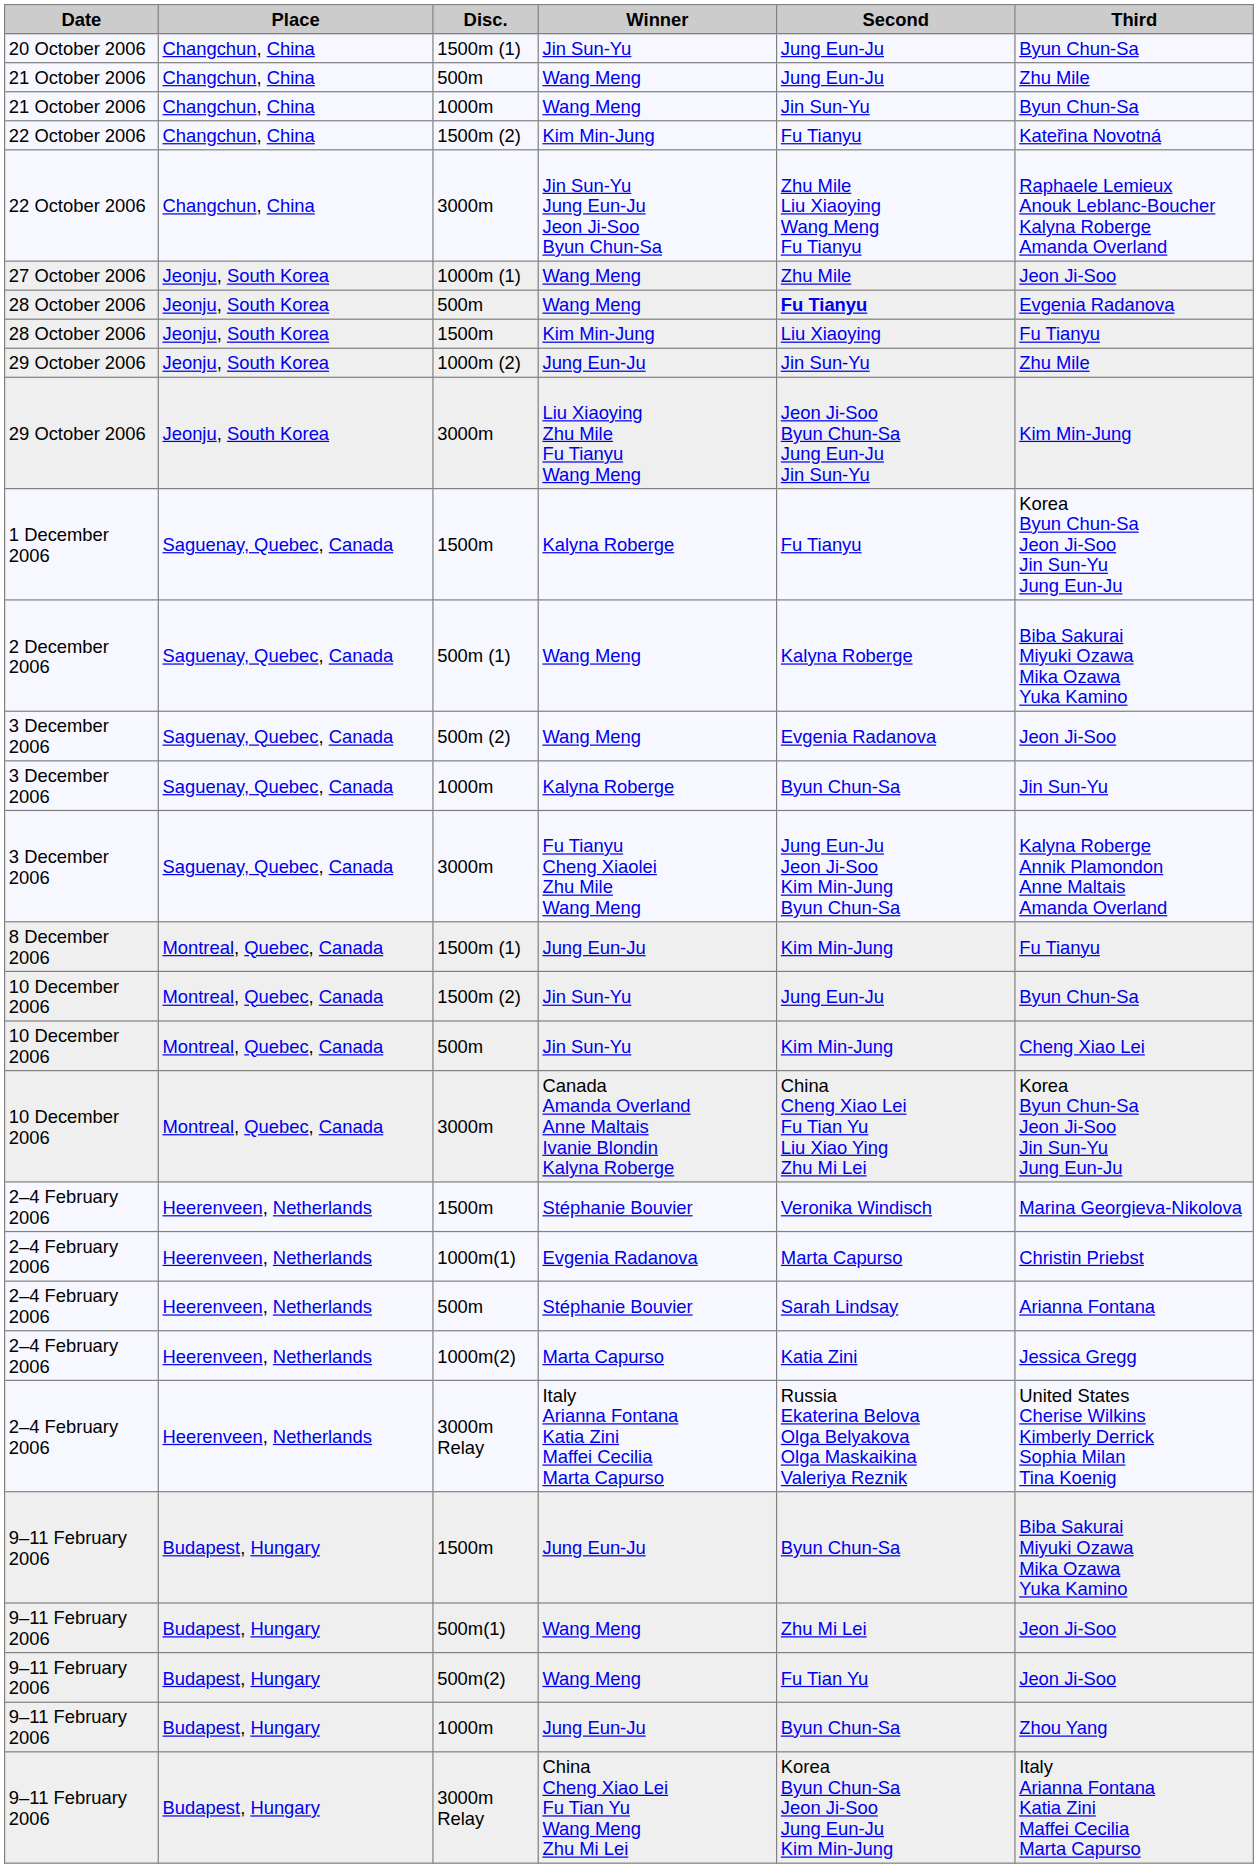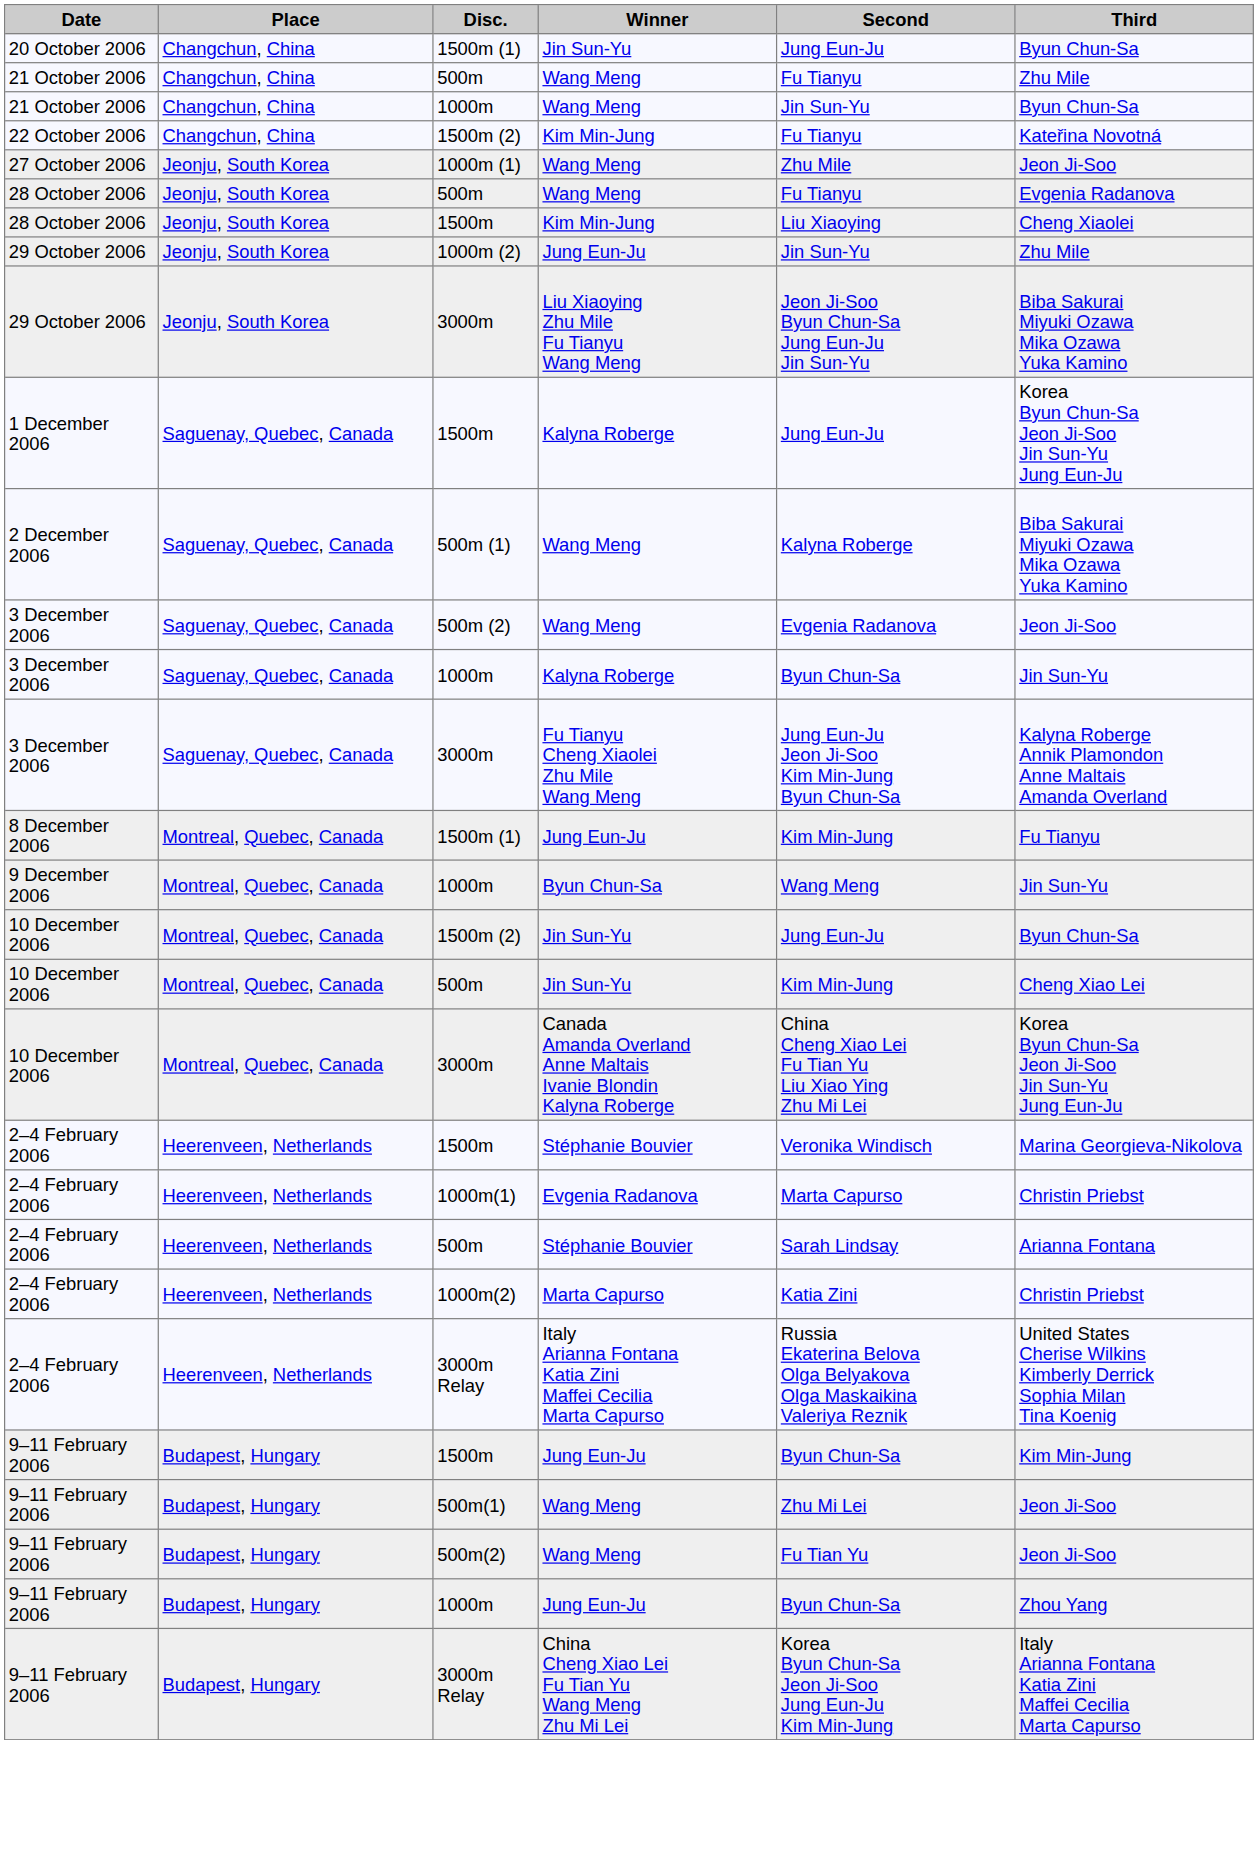(832, 77) Jung Eun-Ju -> (821, 77) Fu Tianyu
- row: (77, 205)
(824, 305) bold -> (821, 193) normal
(1060, 334) Fu Tianyu -> (1076, 222) Cheng Xiaolei
(1075, 433) Kim Min-Jung -> (1076, 332) Biba Sakurai Miyuki Ozawa Mika Ozawa Yuka Kamino
(821, 544) Fu Tianyu -> (832, 433) Jung Eun-Ju
+ row: (59, 885)
(1078, 1356) Jessica Gregg -> (1081, 1294) Christin Priebst
(1076, 1558) Biba Sakurai Miyuki Ozawa Mika Ozawa Yuka Kamino -> (1075, 1455) Kim Min-Jung
